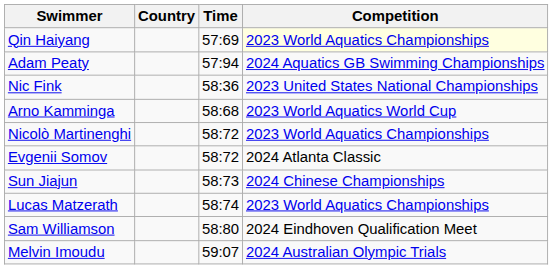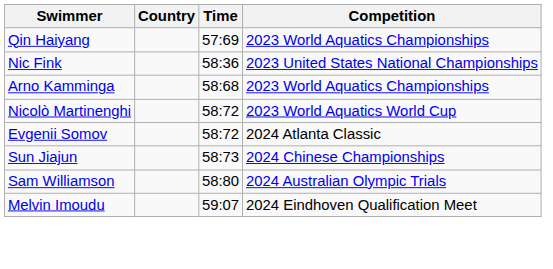(367, 39) lightyellow background -> (367, 39) no background
- row: (48, 63)
(351, 110) 2023 World Aquatics World Cup -> (367, 87) 2023 World Aquatics Championships
(367, 134) 2023 World Aquatics Championships -> (351, 110) 2023 World Aquatics World Cup
- row: (63, 205)
(361, 228) 2024 Eindhoven Qualification Meet -> (346, 181) 2024 Australian Olympic Trials
(346, 252) 2024 Australian Olympic Trials -> (361, 205) 2024 Eindhoven Qualification Meet
